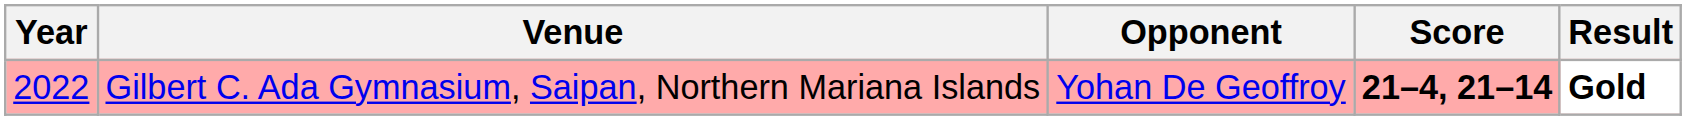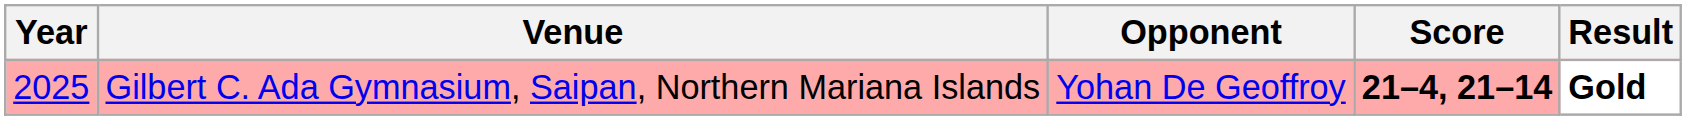(51, 87) 2022 -> (51, 87) 2025
